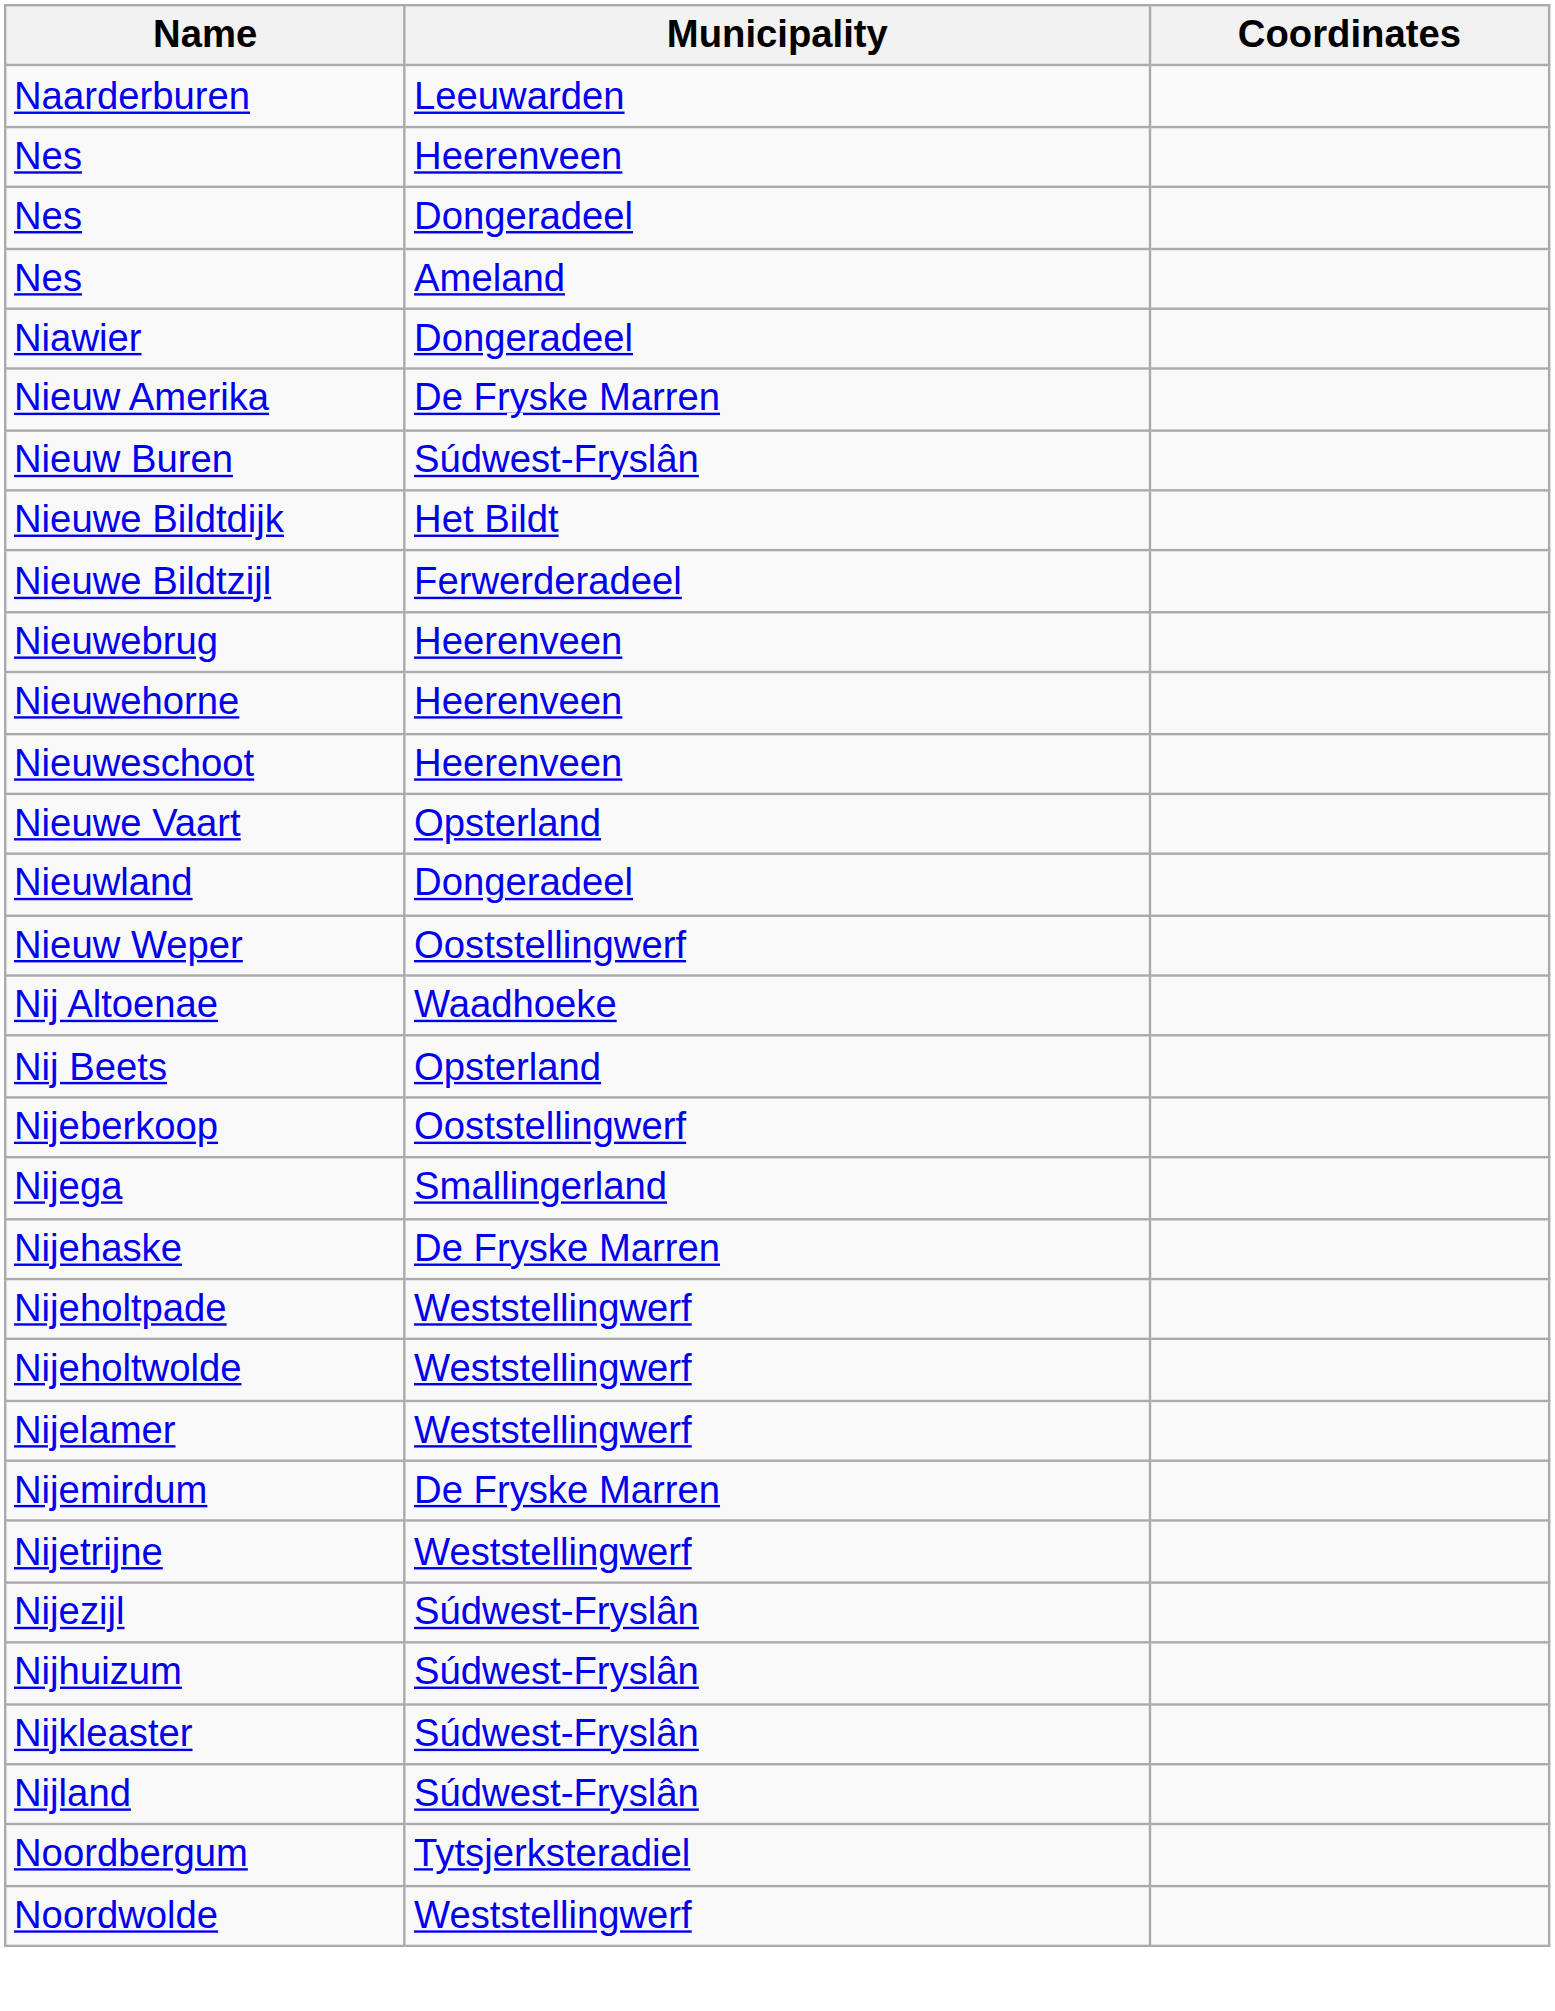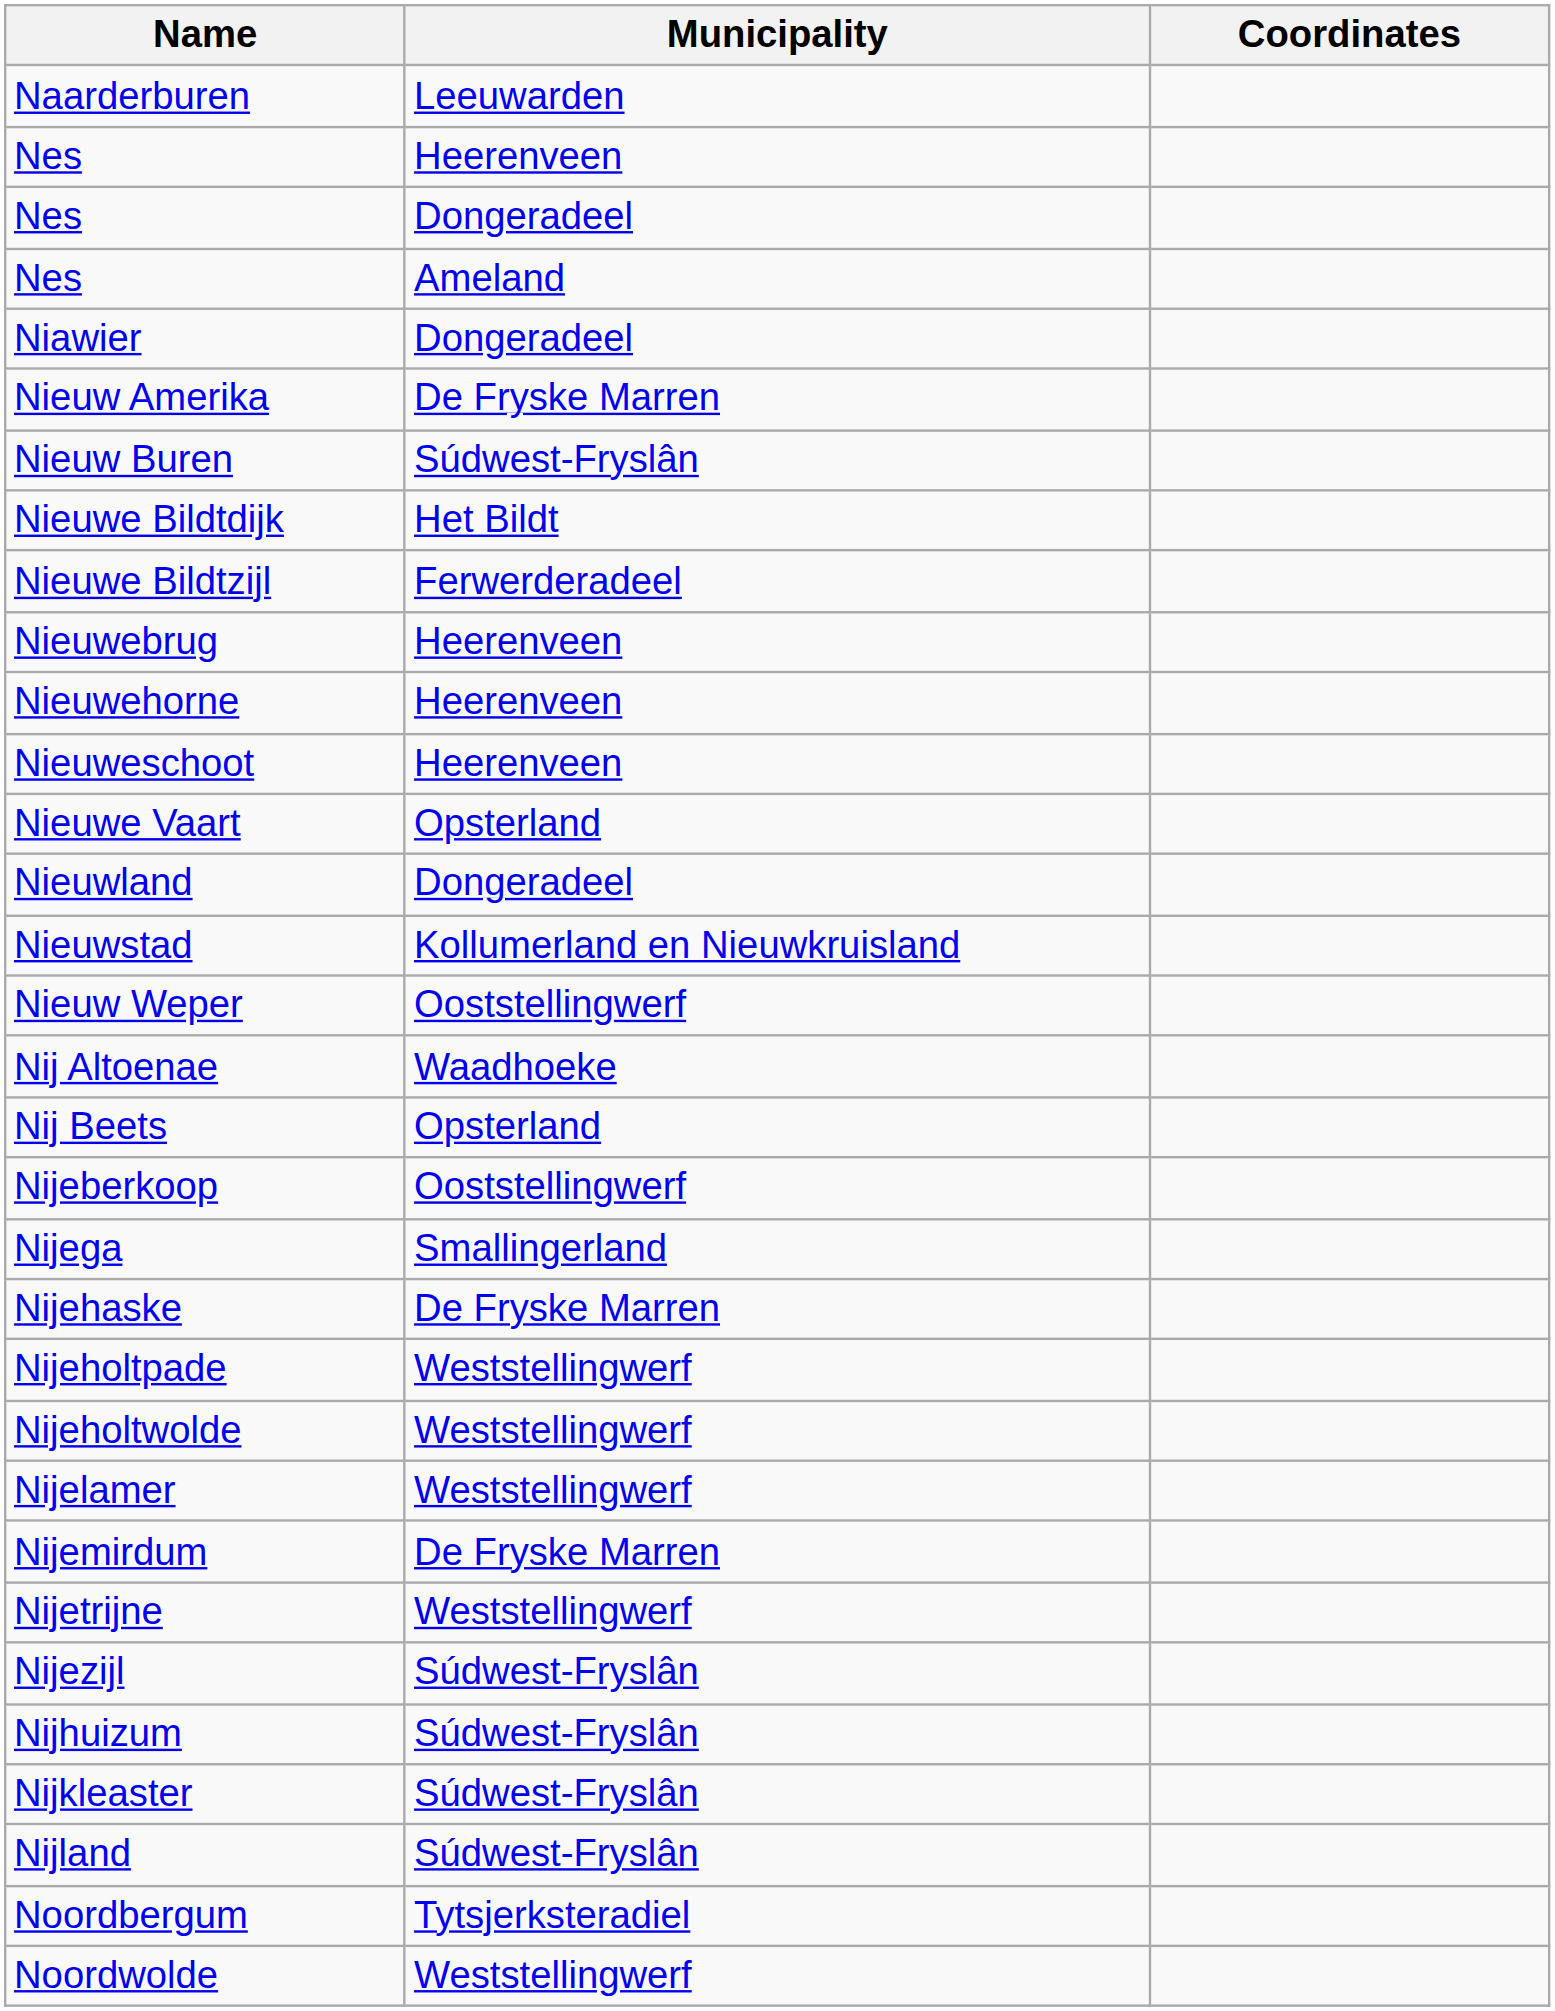+ row: (103, 944)
